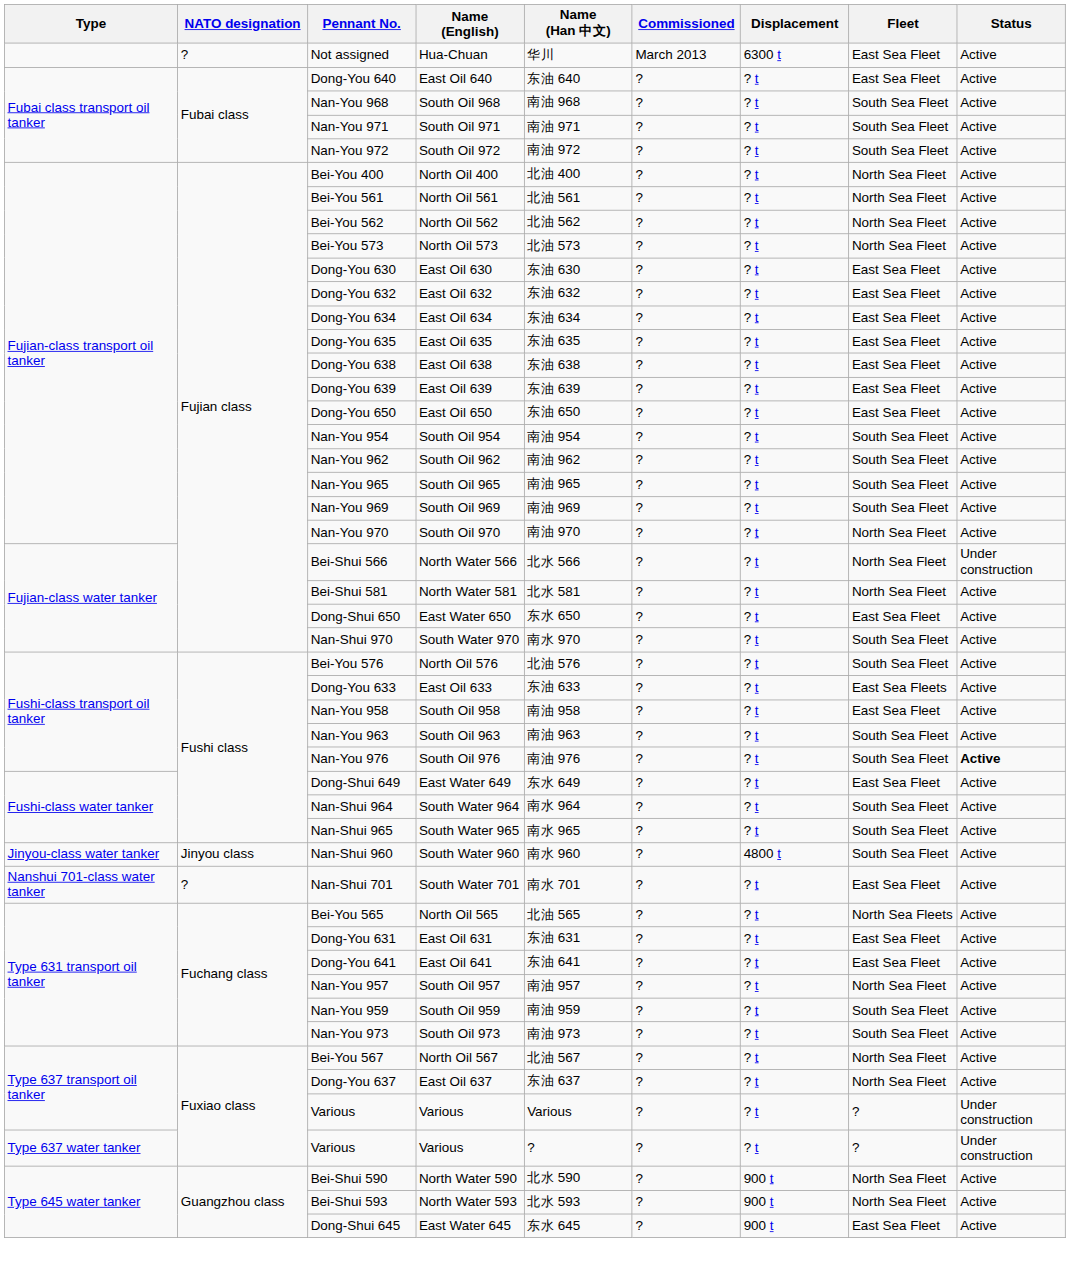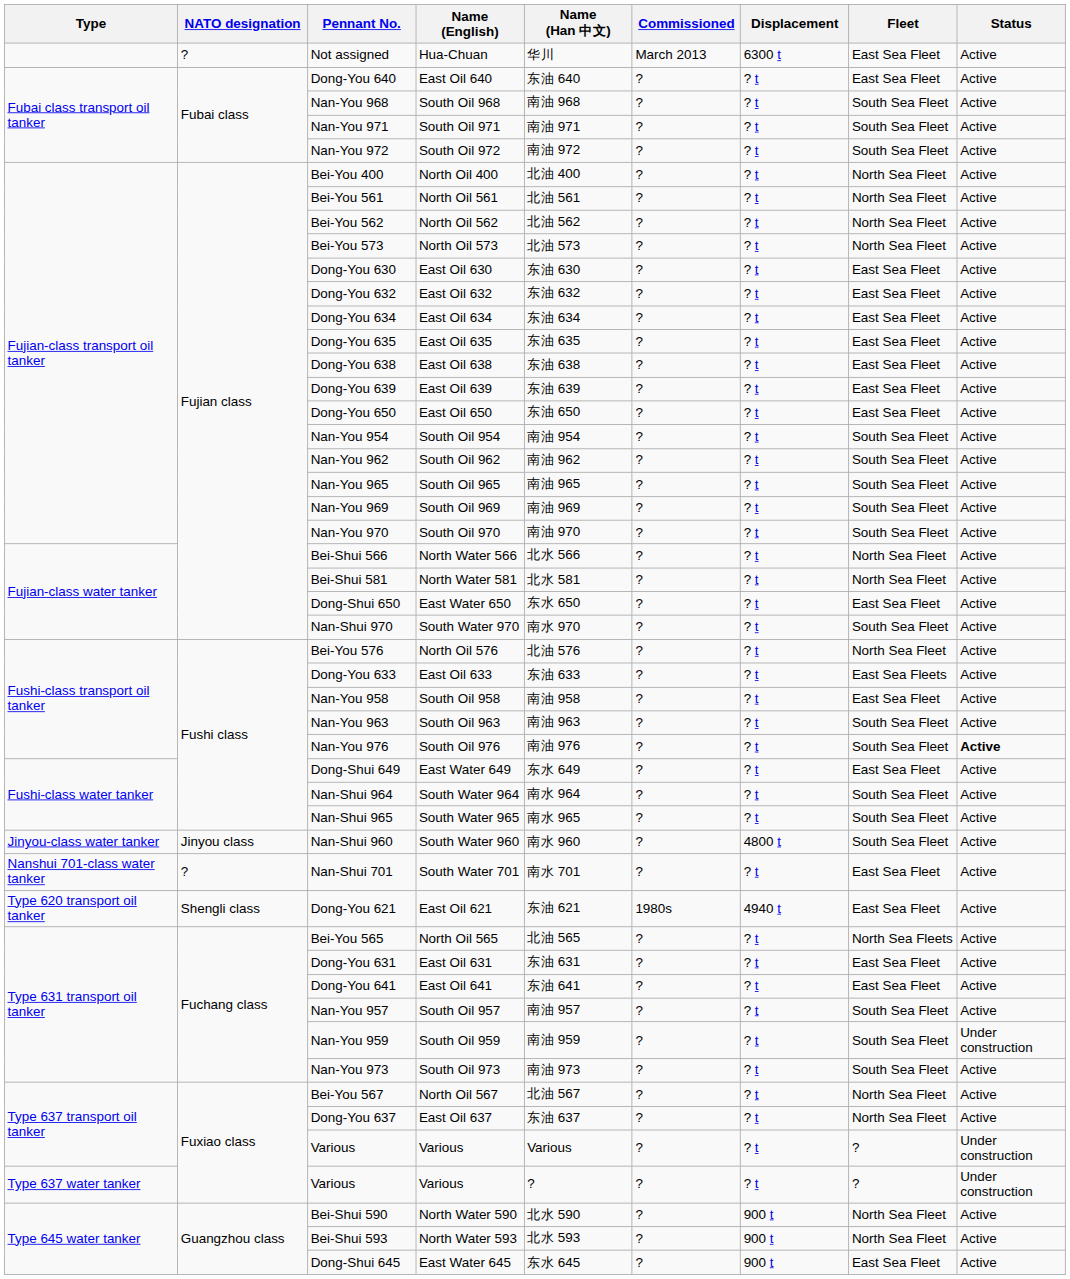(899, 532) North Sea Fleet -> (900, 532) South Sea Fleet
(996, 562) Under construction -> (978, 555) Active
(900, 663) South Sea Fleet -> (899, 651) North Sea Fleet
+ row: (72, 908)
(899, 986) North Sea Fleet -> (900, 1010) South Sea Fleet
(978, 1010) Active -> (996, 1040) Under construction
